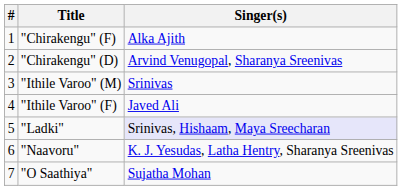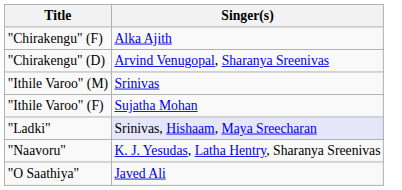- column: (11, 15)
(153, 106) Javed Ali -> (156, 106) Sujatha Mohan
(169, 173) Sujatha Mohan -> (140, 173) Javed Ali
